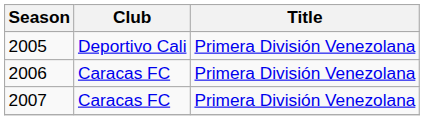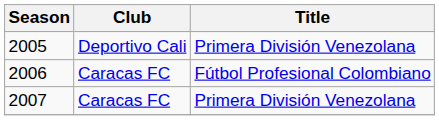(305, 73) Primera División Venezolana -> (313, 73) Fútbol Profesional Colombiano
